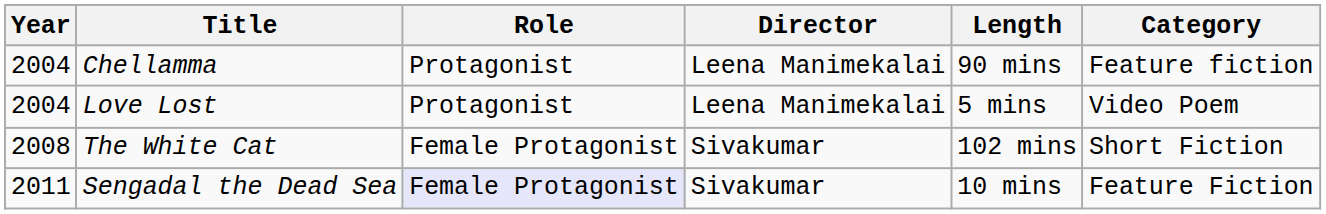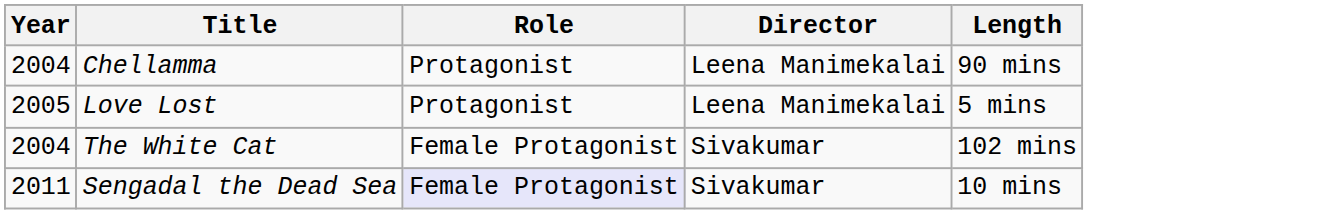- column: (1201, 25)
(41, 107) 2004 -> (41, 107) 2005
(41, 147) 2008 -> (41, 147) 2004
